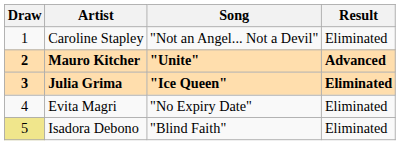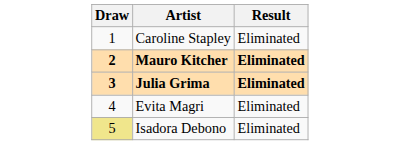- column: (234, 15)
(355, 60) Advanced -> (271, 60) Eliminated
